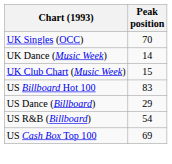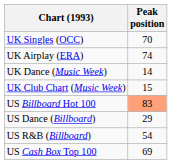+ row: (45, 55)
(147, 87) no background -> (147, 103) lightsalmon background
